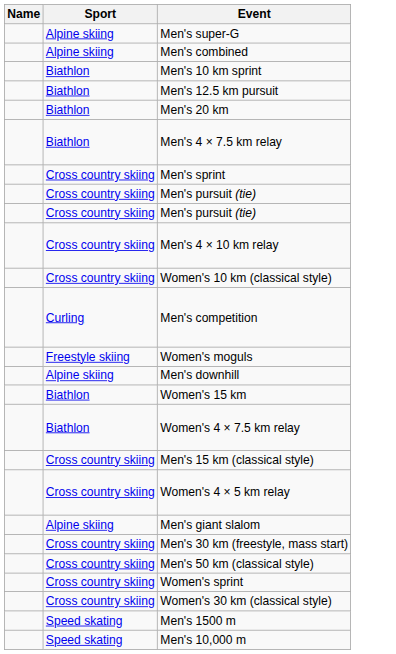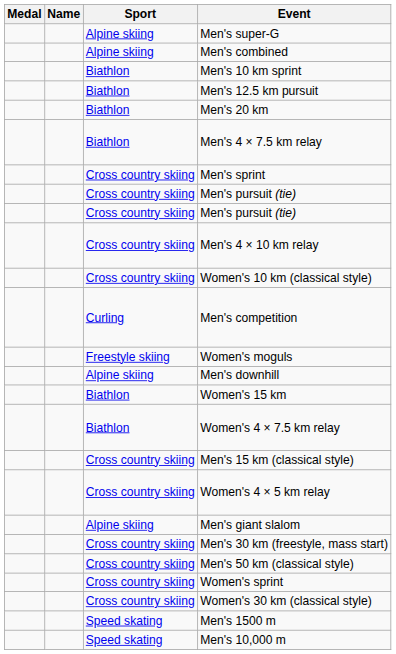+ column: (24, 14)
